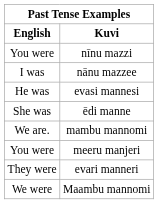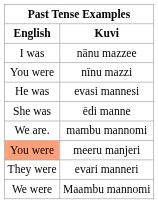rows swapped: (107, 72) <-> (107, 53)
(32, 150) no background -> (32, 150) lightsalmon background
